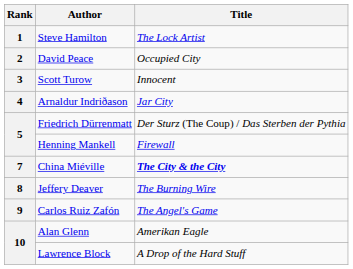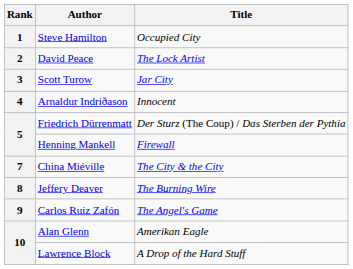(171, 36) The Lock Artist -> (169, 36) Occupied City
(169, 58) Occupied City -> (171, 58) The Lock Artist
(156, 80) Innocent -> (155, 80) Jar City
(155, 101) Jar City -> (156, 101) Innocent
(181, 166) bold -> (180, 166) normal
